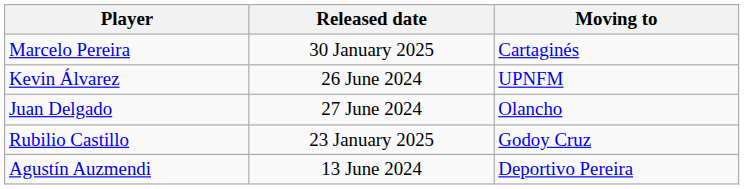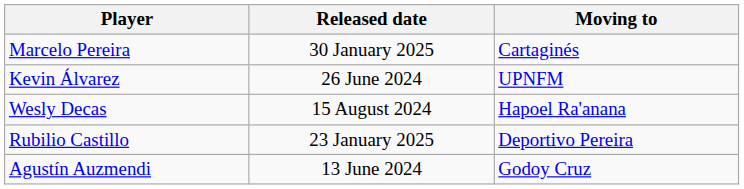- row: (61, 109)
+ row: (58, 109)
(545, 139) Godoy Cruz -> (566, 139) Deportivo Pereira
(566, 169) Deportivo Pereira -> (545, 169) Godoy Cruz
